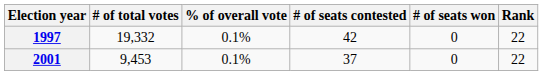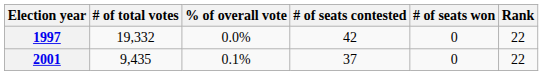(236, 37) 0.1% -> (236, 37) 0.0%
(136, 59) 9,453 -> (136, 59) 9,435
